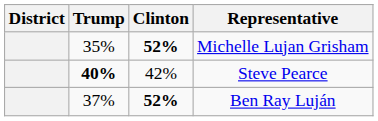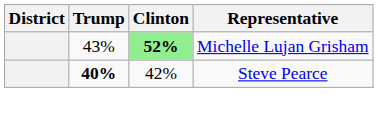(99, 45) 35% -> (99, 45) 43%
(161, 45) no background -> (161, 45) lightgreen background
- row: (283, 101)
